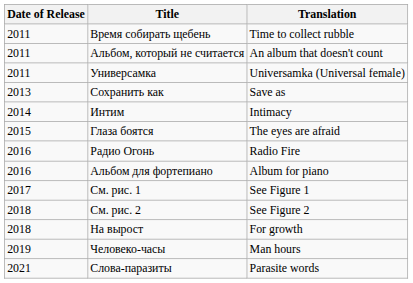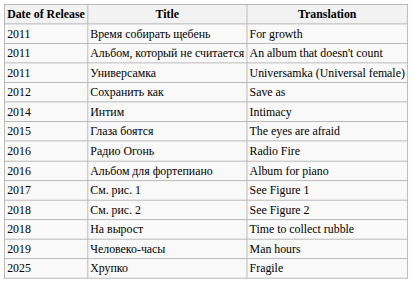(302, 34) Time to collect rubble -> (276, 34) For growth
(19, 92) 2013 -> (19, 92) 2012
(276, 229) For growth -> (302, 229) Time to collect rubble
- row: (131, 268)
+ row: (109, 268)
